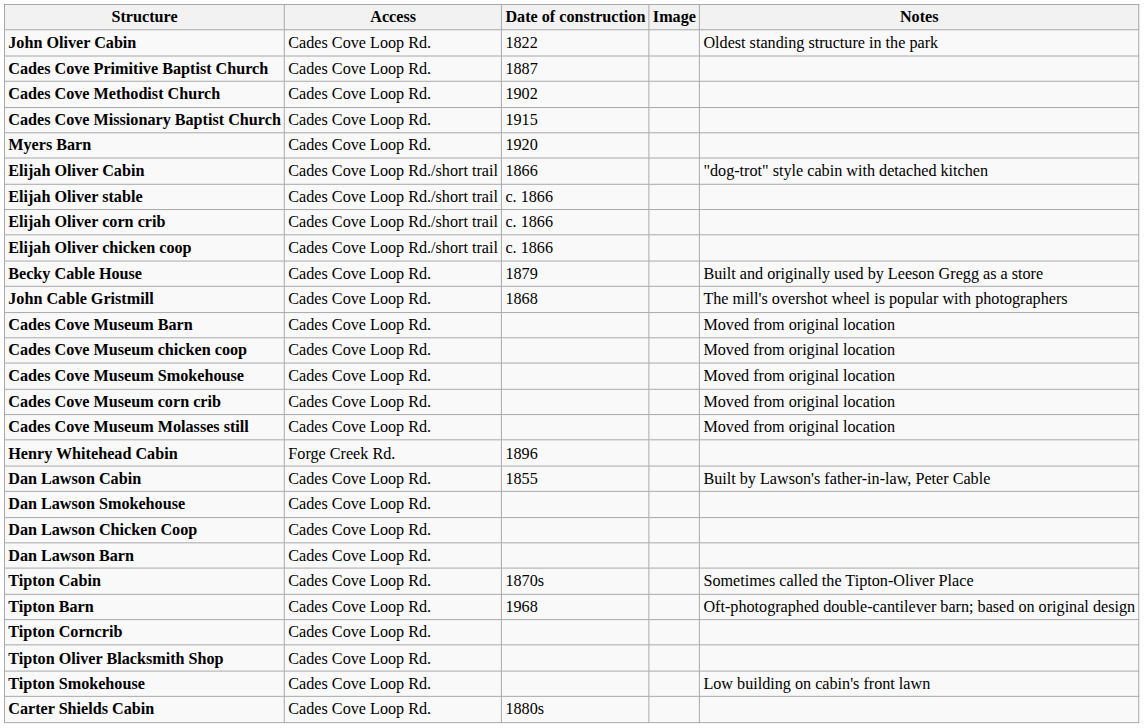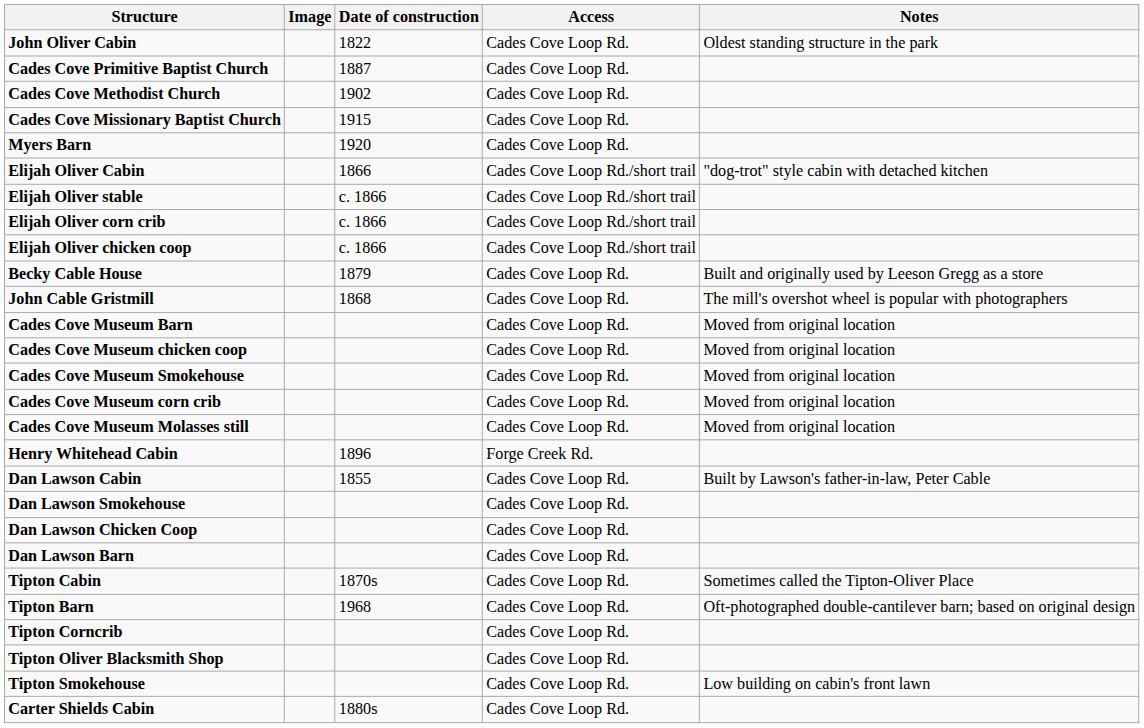columns swapped: (674, 17) <-> (393, 17)
